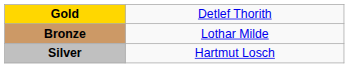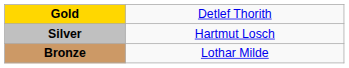rows swapped: (65, 53) <-> (65, 33)
